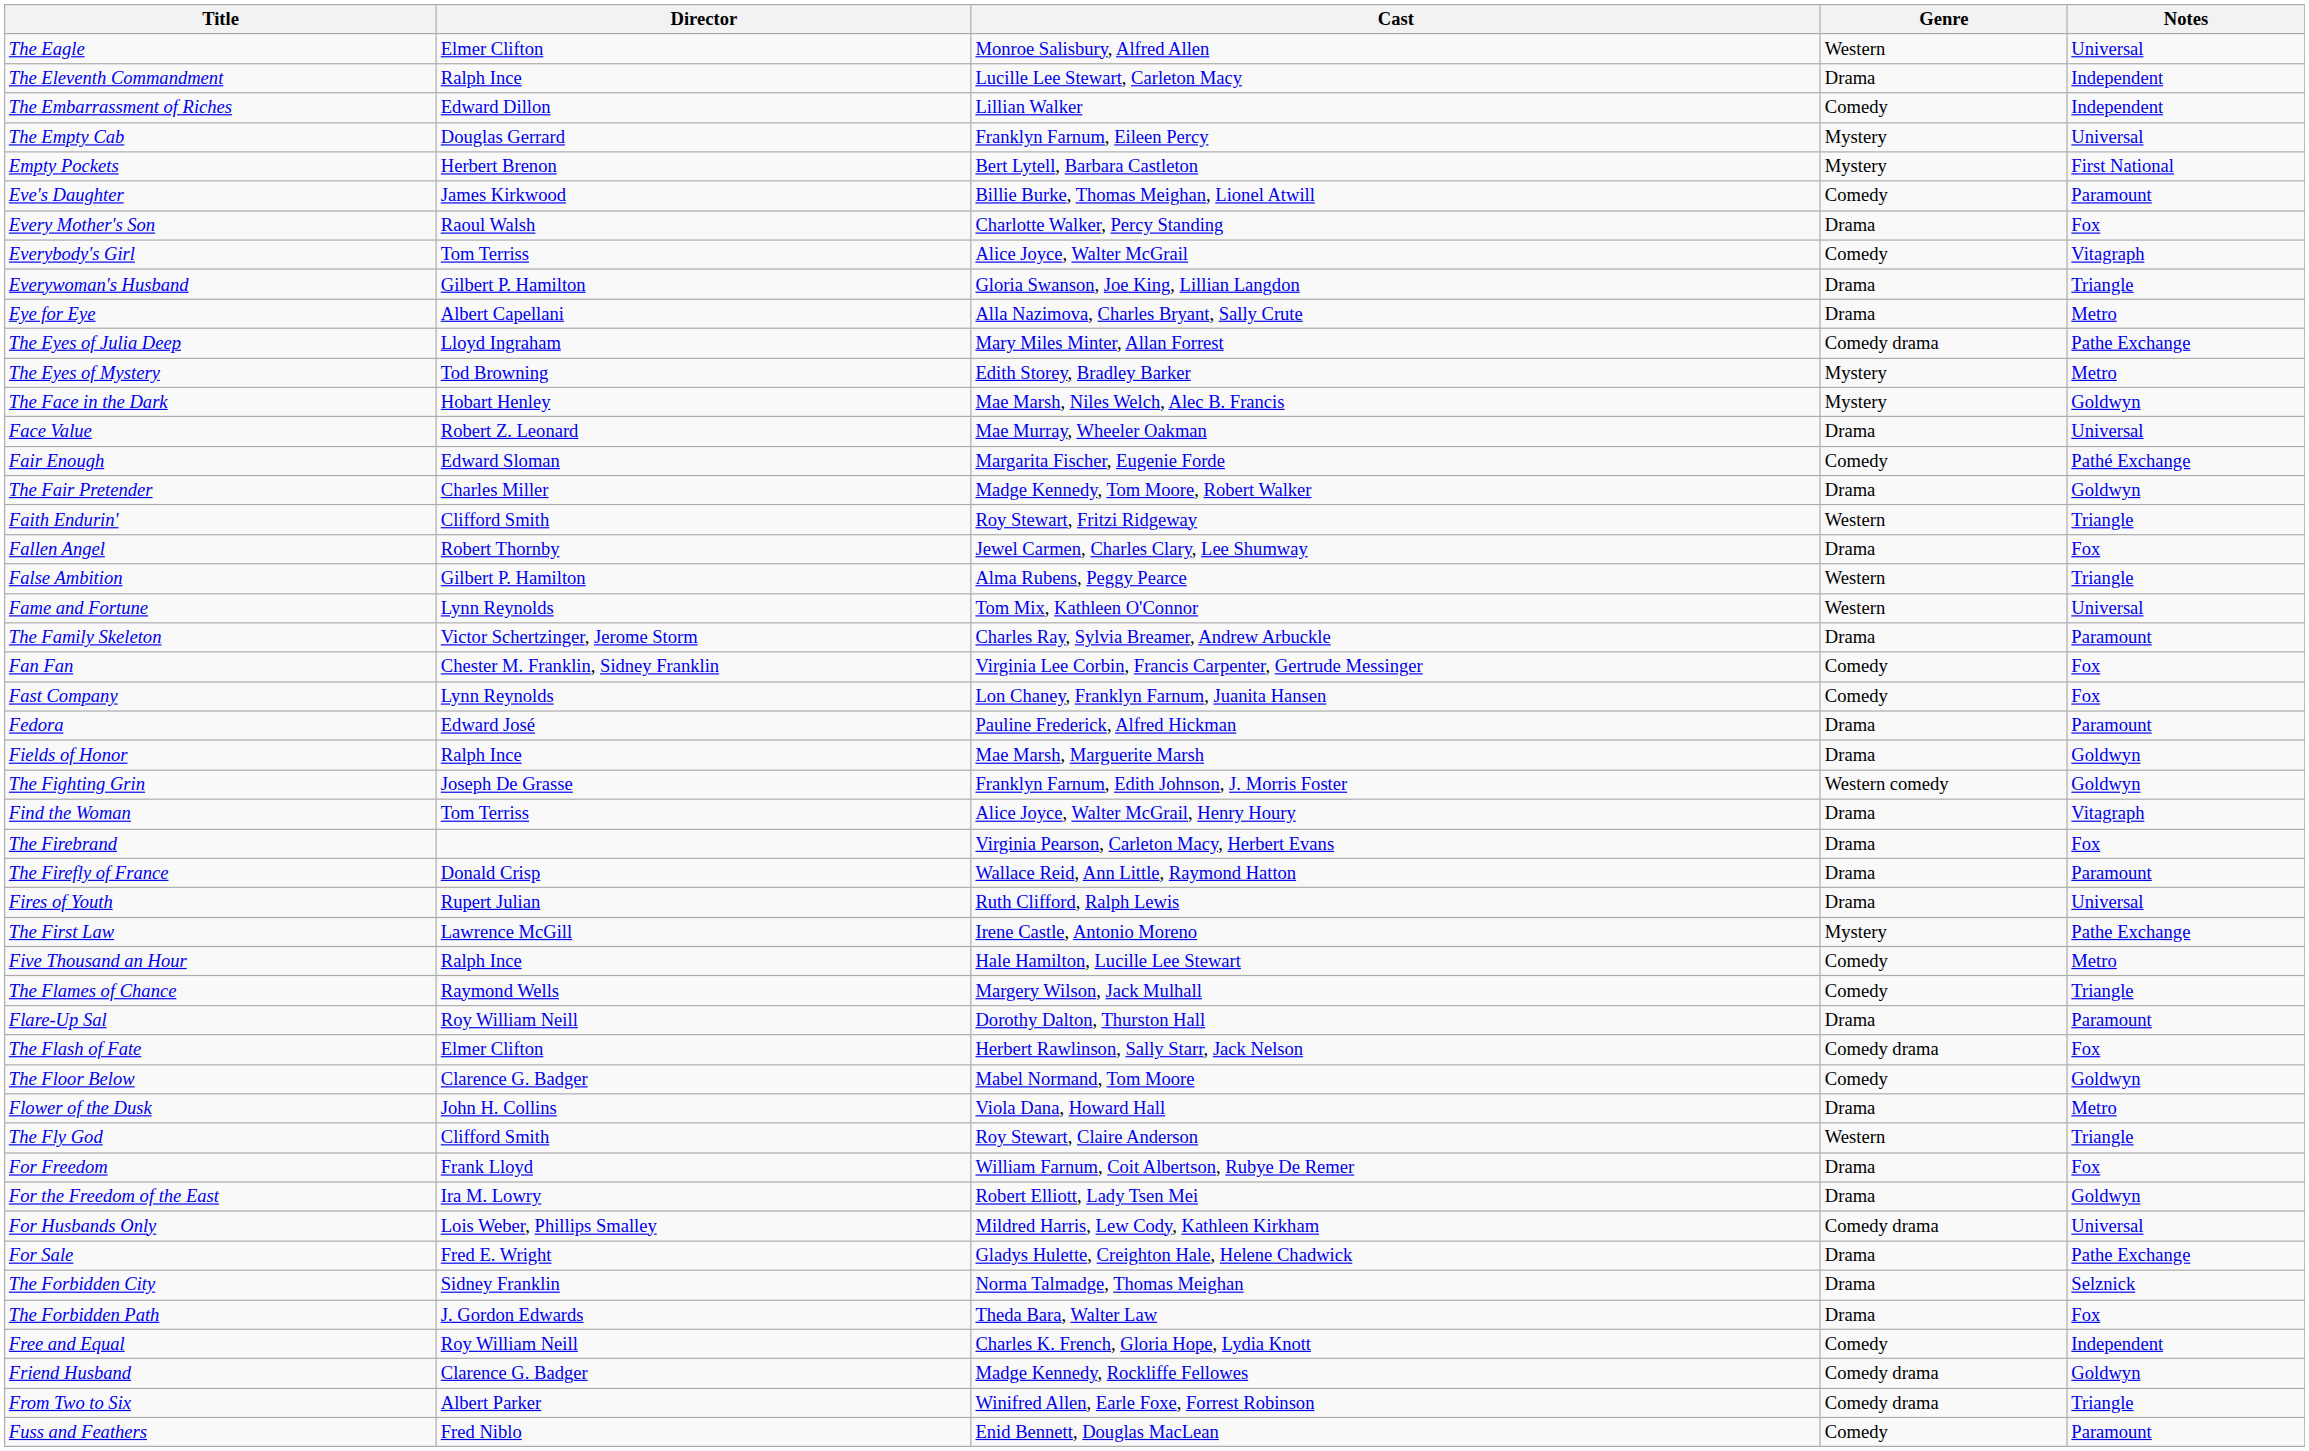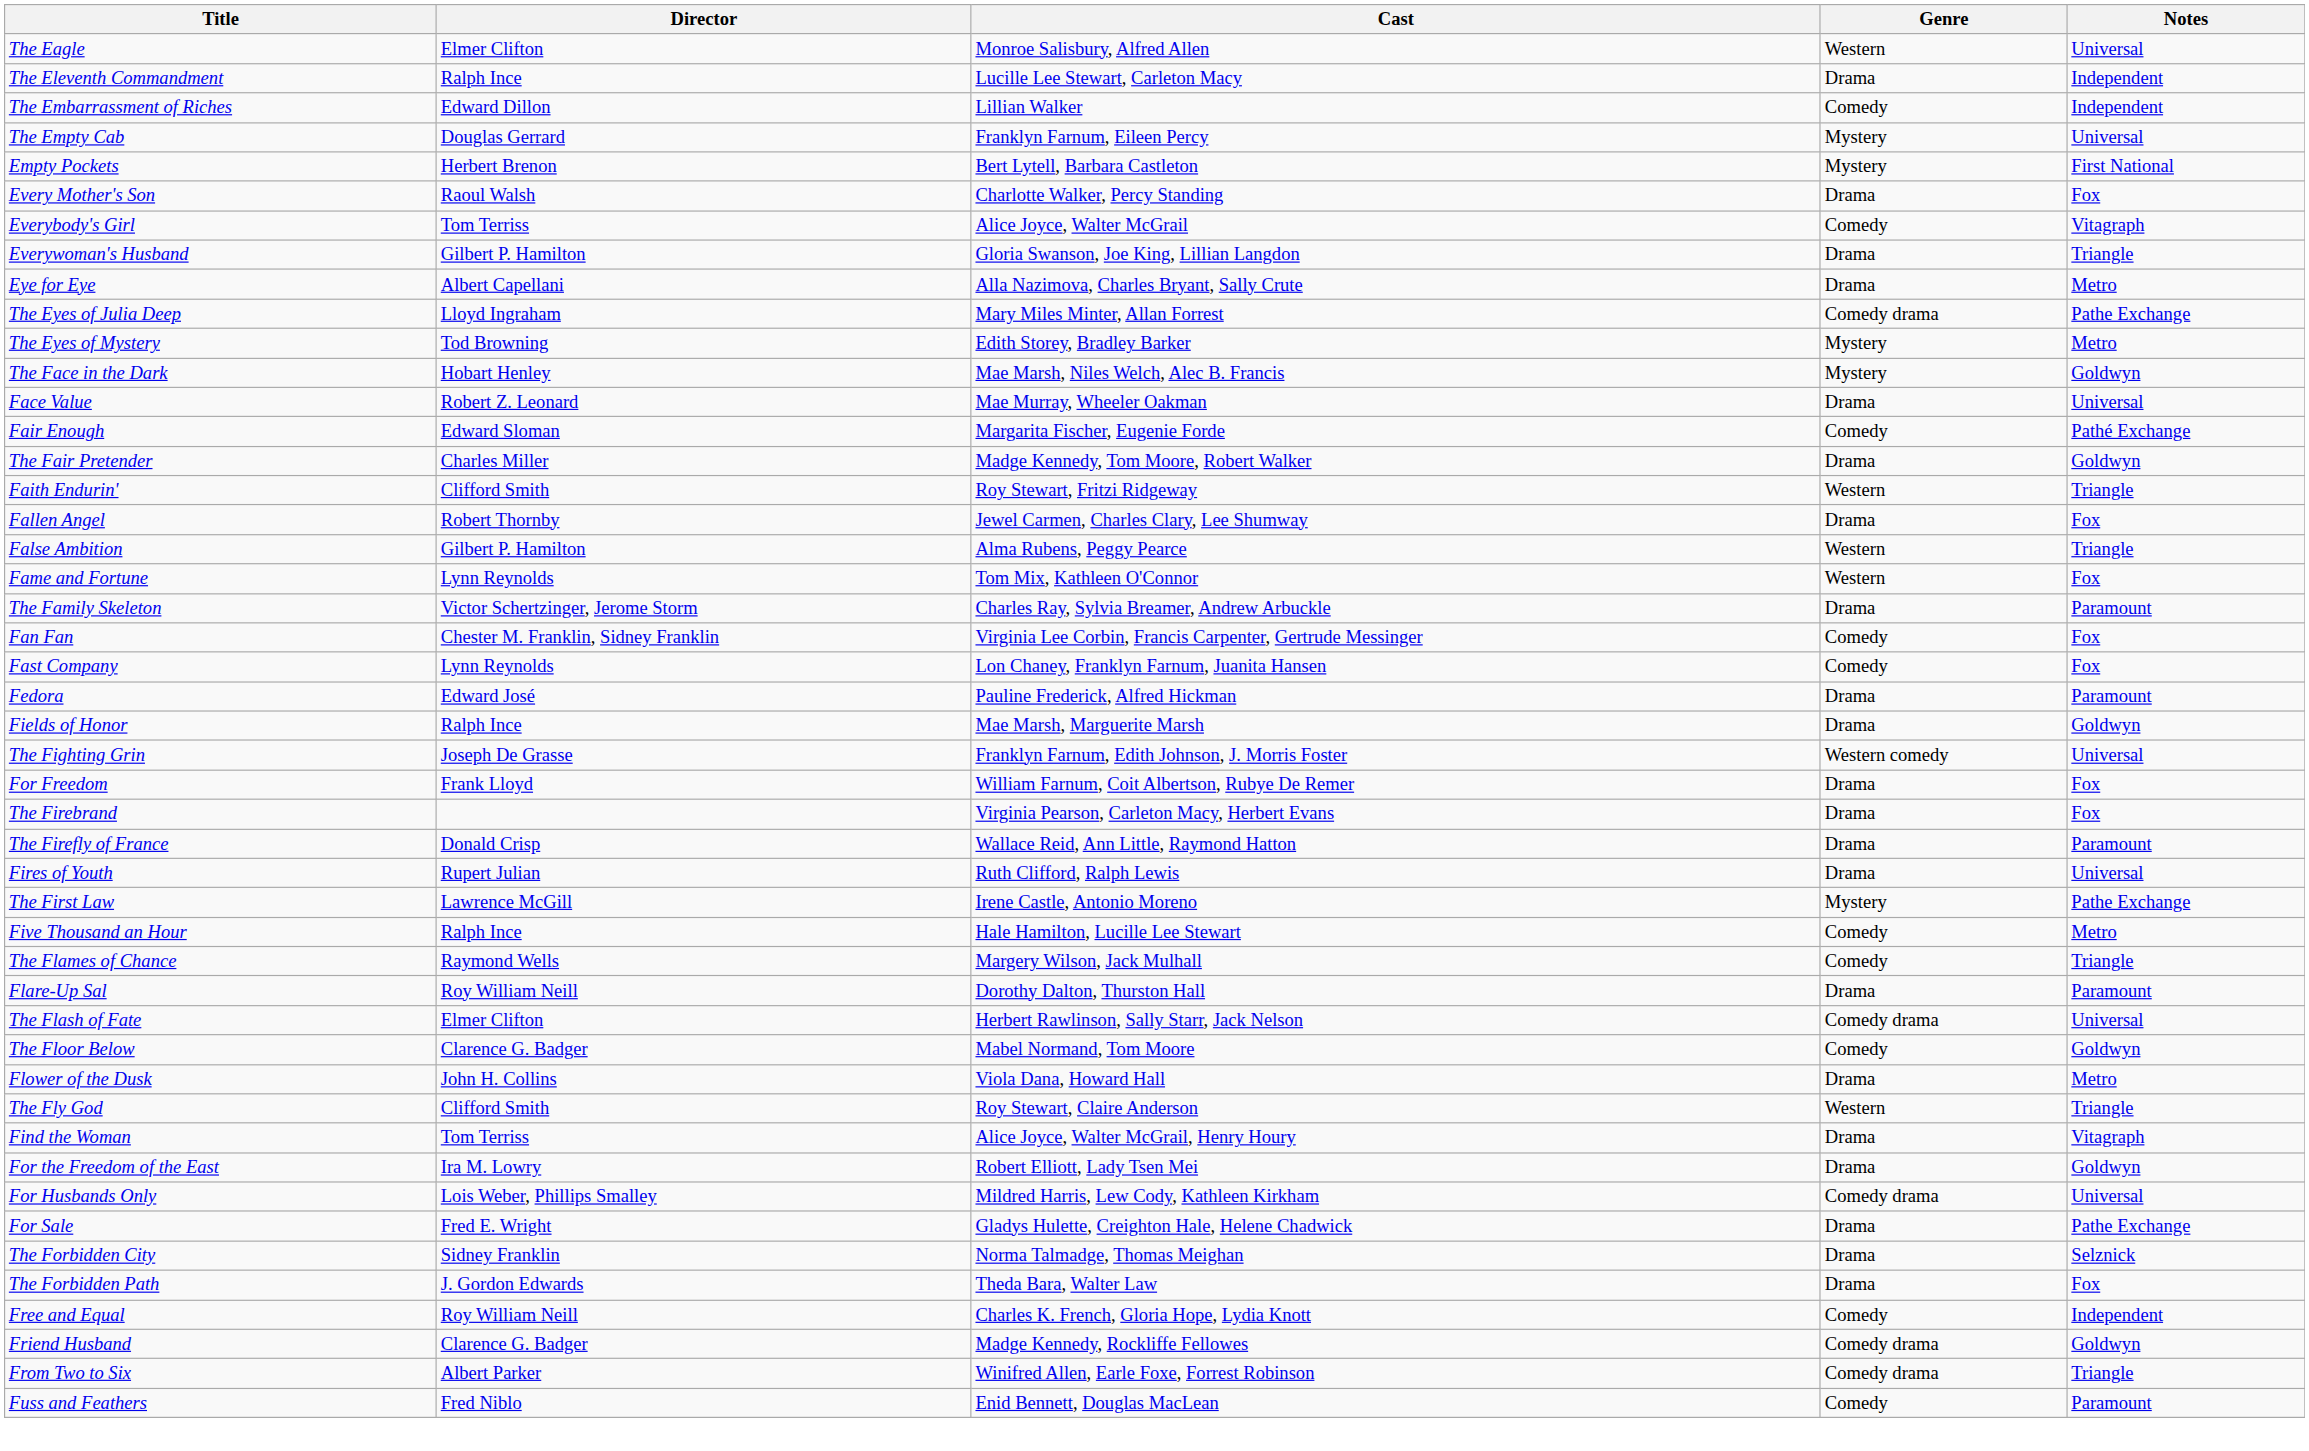- row: (66, 195)
(2107, 607) Universal -> (2086, 578) Fox
(2106, 784) Goldwyn -> (2107, 755) Universal
rows swapped: (70, 813) <-> (58, 1167)
(2086, 1049) Fox -> (2107, 1020) Universal
